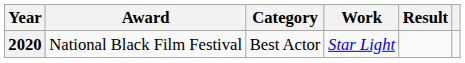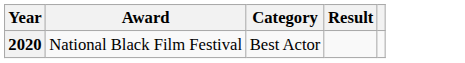- column: (362, 17)
